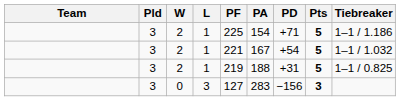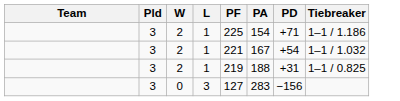- column: (319, 13)
